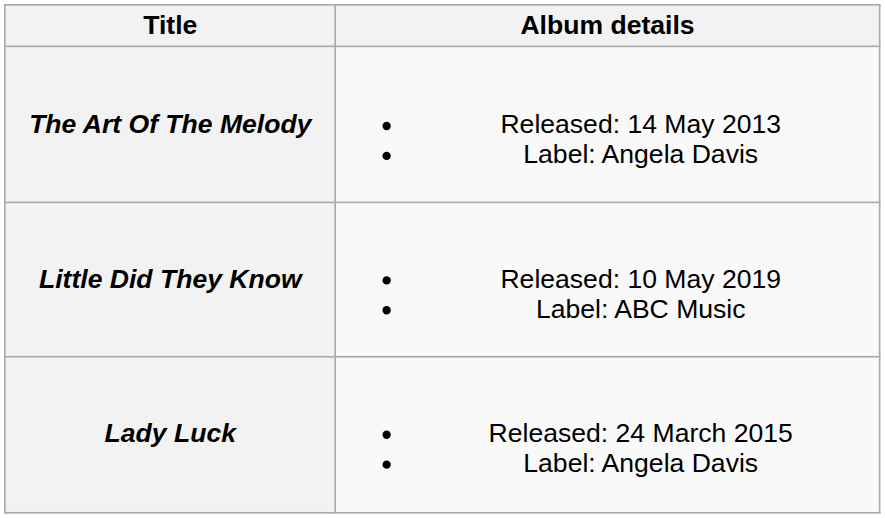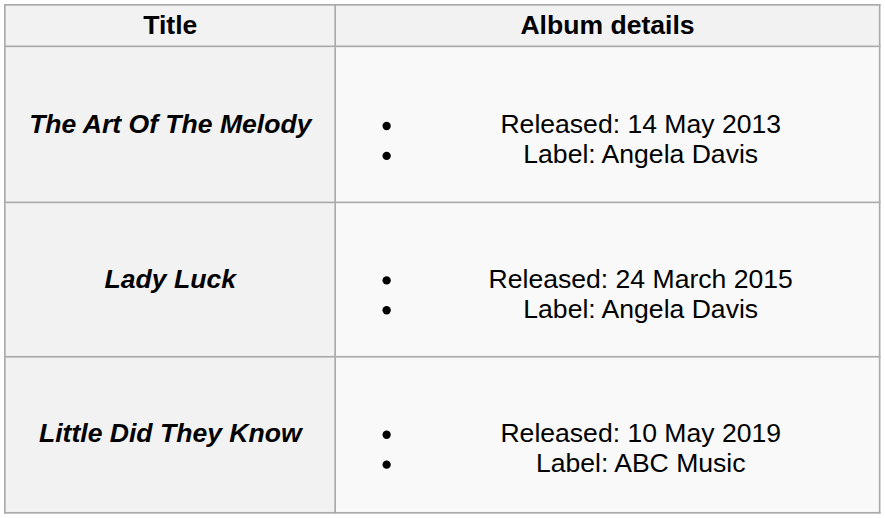rows swapped: (170, 434) <-> (170, 279)
